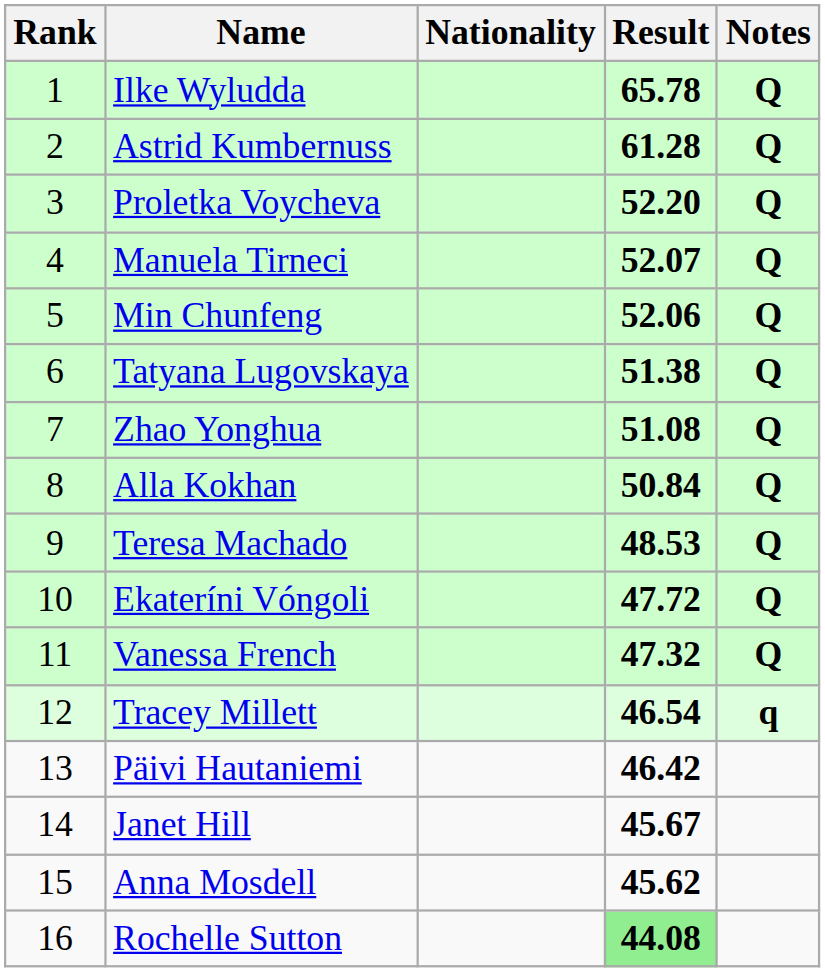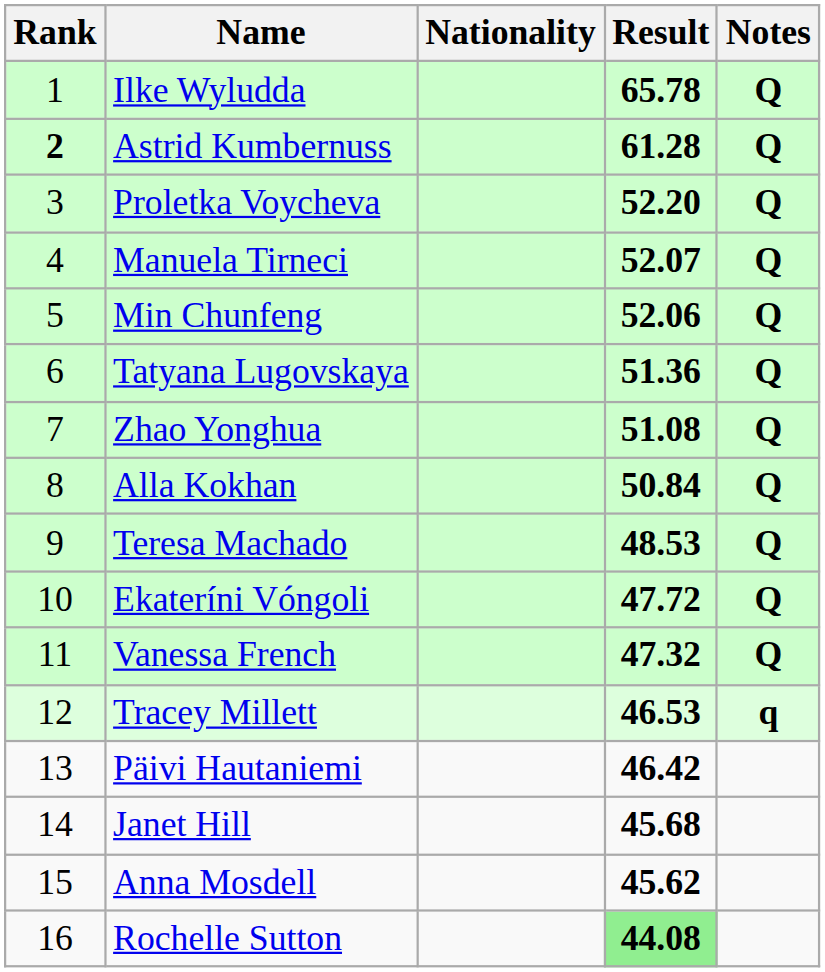(55, 145) normal -> (55, 145) bold
(661, 372) 51.38 -> (661, 372) 51.36
(661, 711) 46.54 -> (661, 711) 46.53
(661, 825) 45.67 -> (661, 825) 45.68
